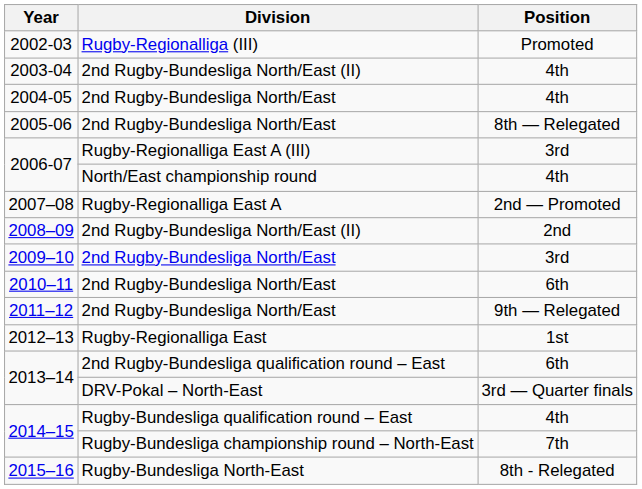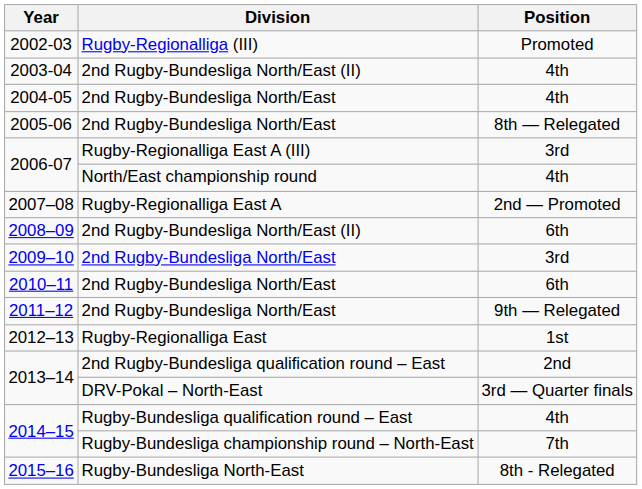(557, 230) 2nd -> (557, 230) 6th
(557, 364) 6th -> (557, 364) 2nd
